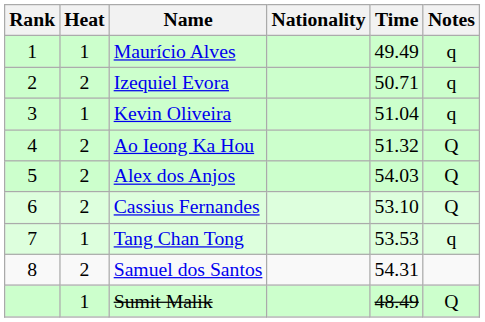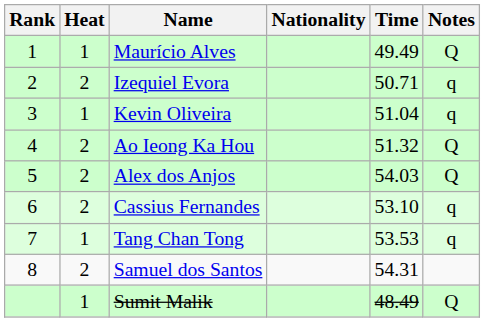(451, 51) q -> (451, 51) Q
(451, 207) Q -> (451, 207) q
